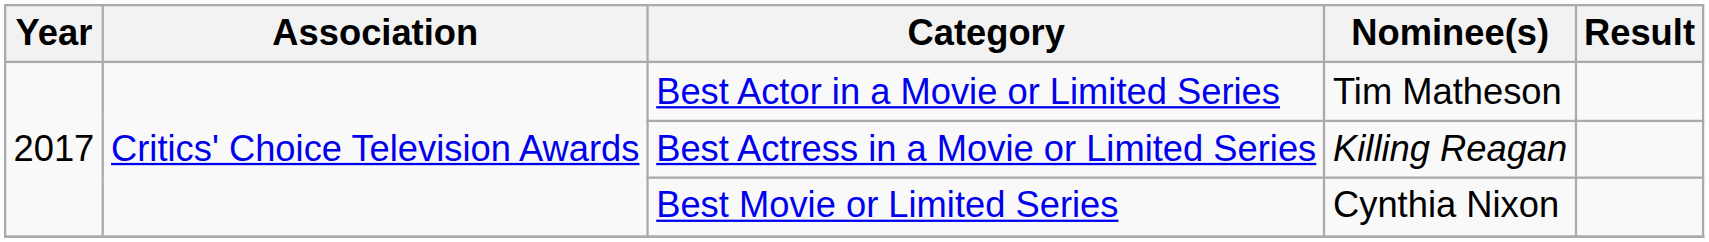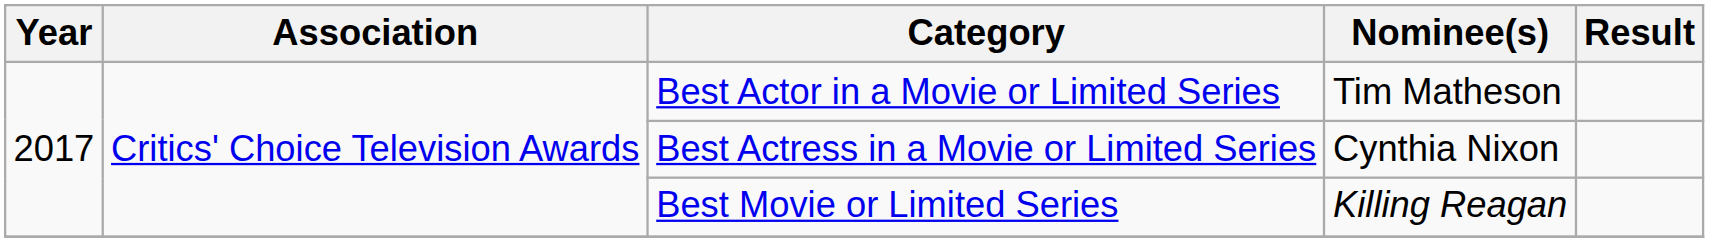(1450, 148) Killing Reagan -> (1446, 148) Cynthia Nixon
(1446, 206) Cynthia Nixon -> (1450, 206) Killing Reagan
